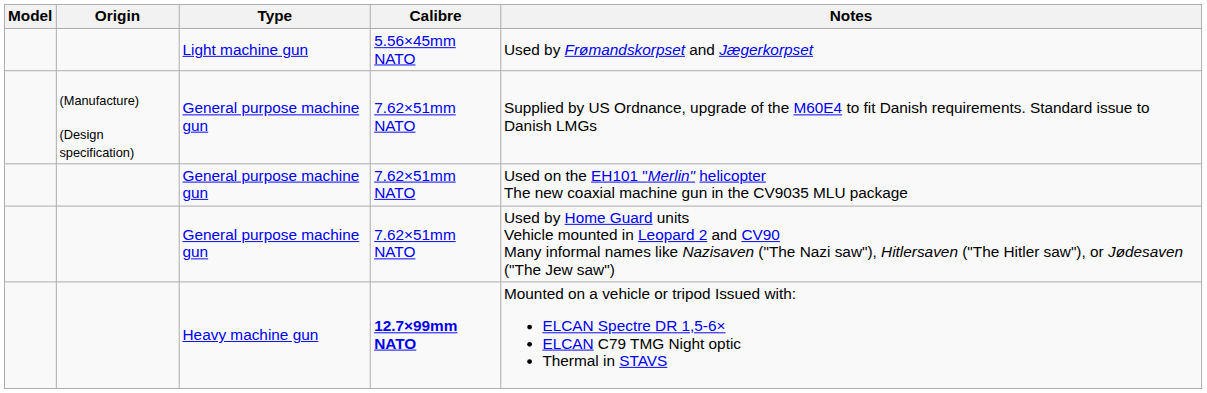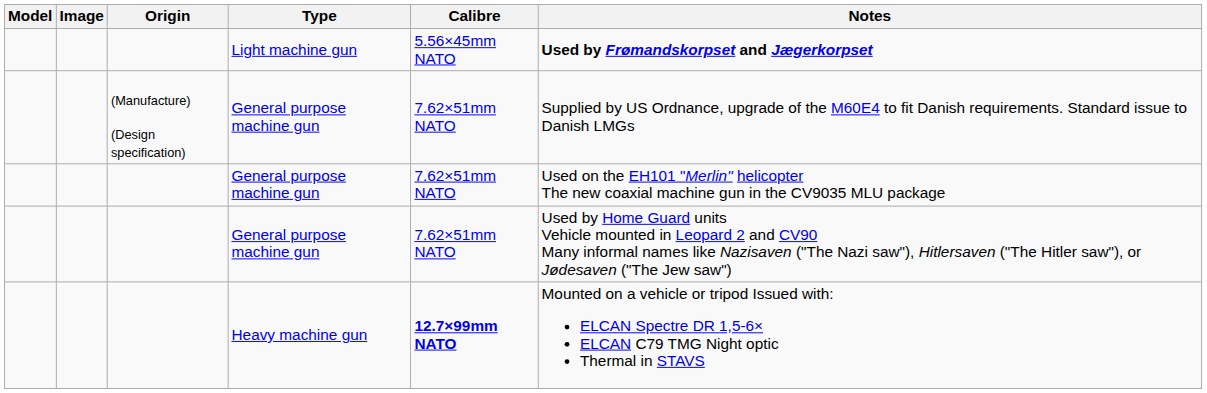+ column: (82, 16)
(659, 49) normal -> (707, 49) bold
